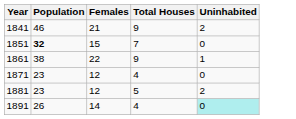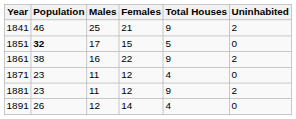+ column: (103, 12)
(136, 43) 7 -> (168, 43) 5
(202, 59) 1 -> (234, 59) 2
(136, 91) 5 -> (168, 91) 9
(202, 106) paleturquoise background -> (234, 106) no background
